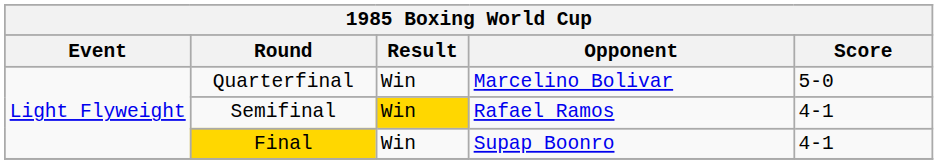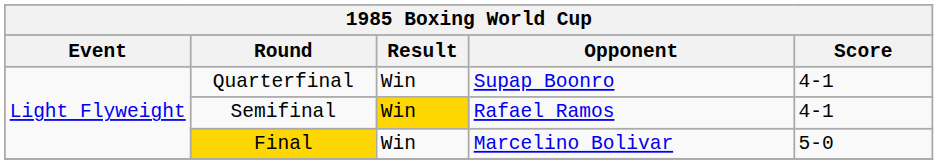(573, 82) Marcelino Bolivar -> (544, 82) Supap Boonro
(816, 82) 5-0 -> (816, 82) 4-1
(544, 144) Supap Boonro -> (573, 144) Marcelino Bolivar
(816, 144) 4-1 -> (816, 144) 5-0
